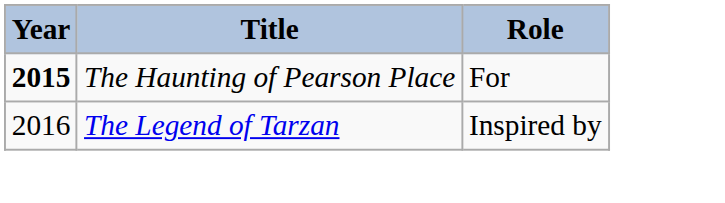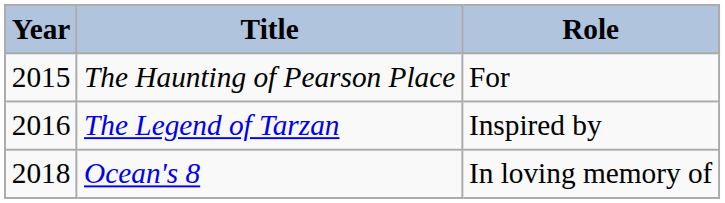(41, 77) bold -> (41, 77) normal
+ row: (142, 173)
